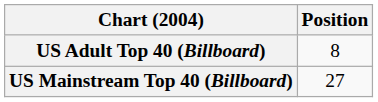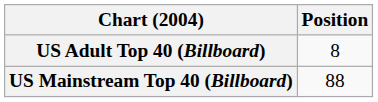(335, 81) 27 -> (335, 81) 88
